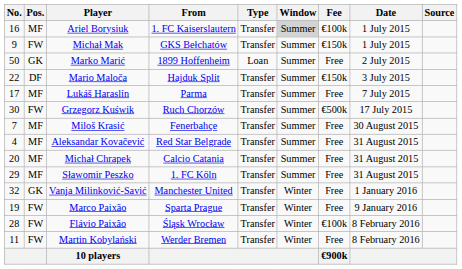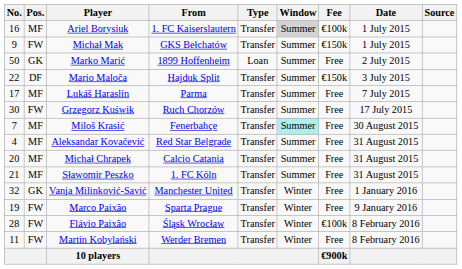(334, 110) €500k -> (334, 110) Free
(298, 126) no background -> (298, 126) paleturquoise background
(14, 175) 29 -> (14, 175) 21
